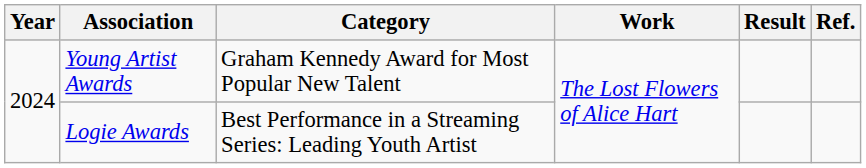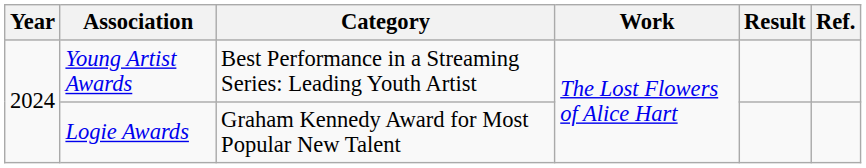(375, 70) Graham Kennedy Award for Most Popular New Talent -> (370, 70) Best Performance in a Streaming Series: Leading Youth Artist
(370, 132) Best Performance in a Streaming Series: Leading Youth Artist -> (375, 132) Graham Kennedy Award for Most Popular New Talent
